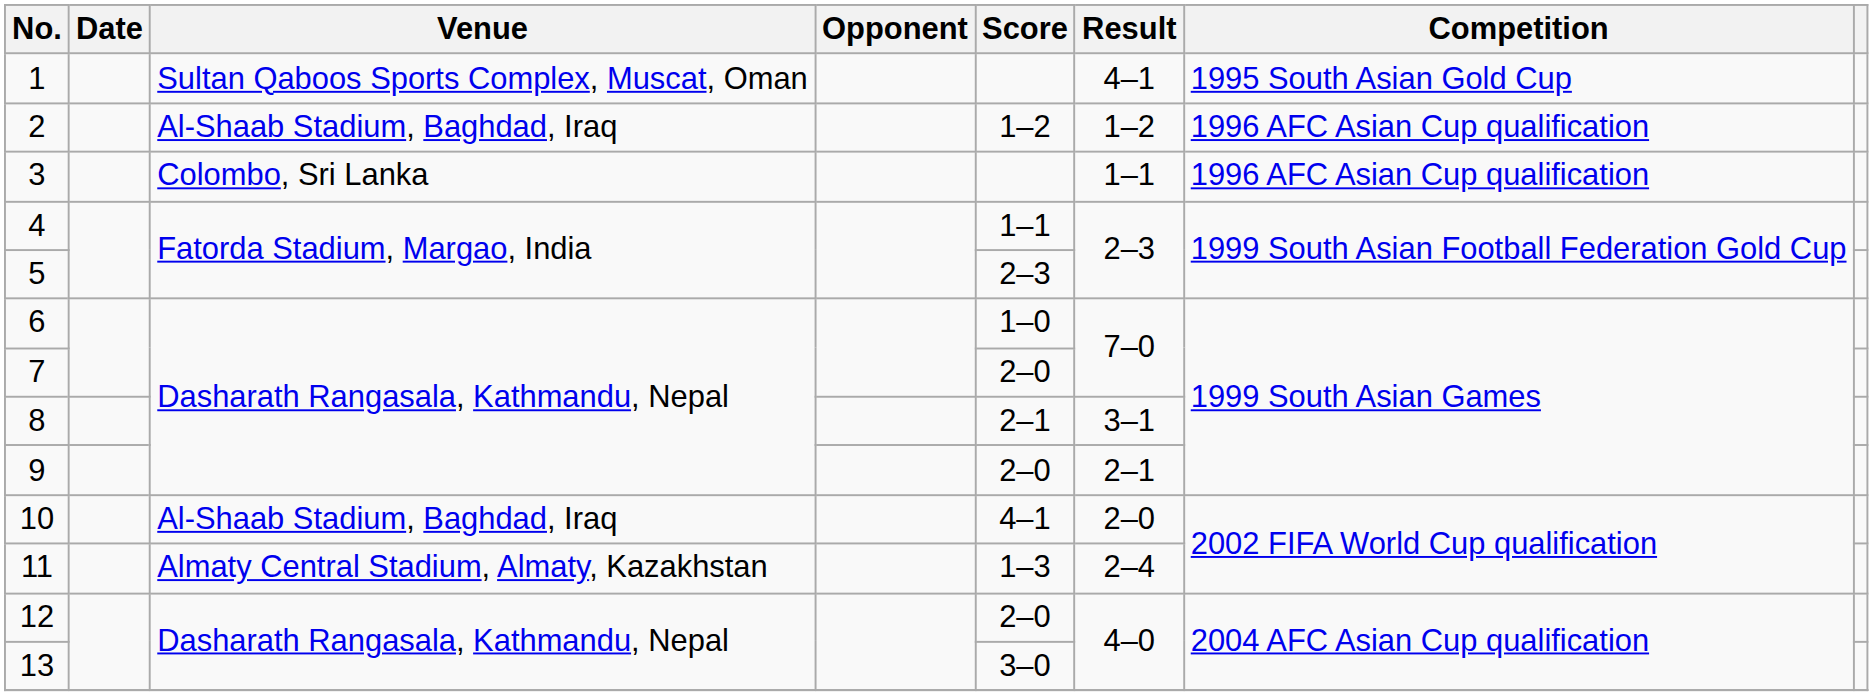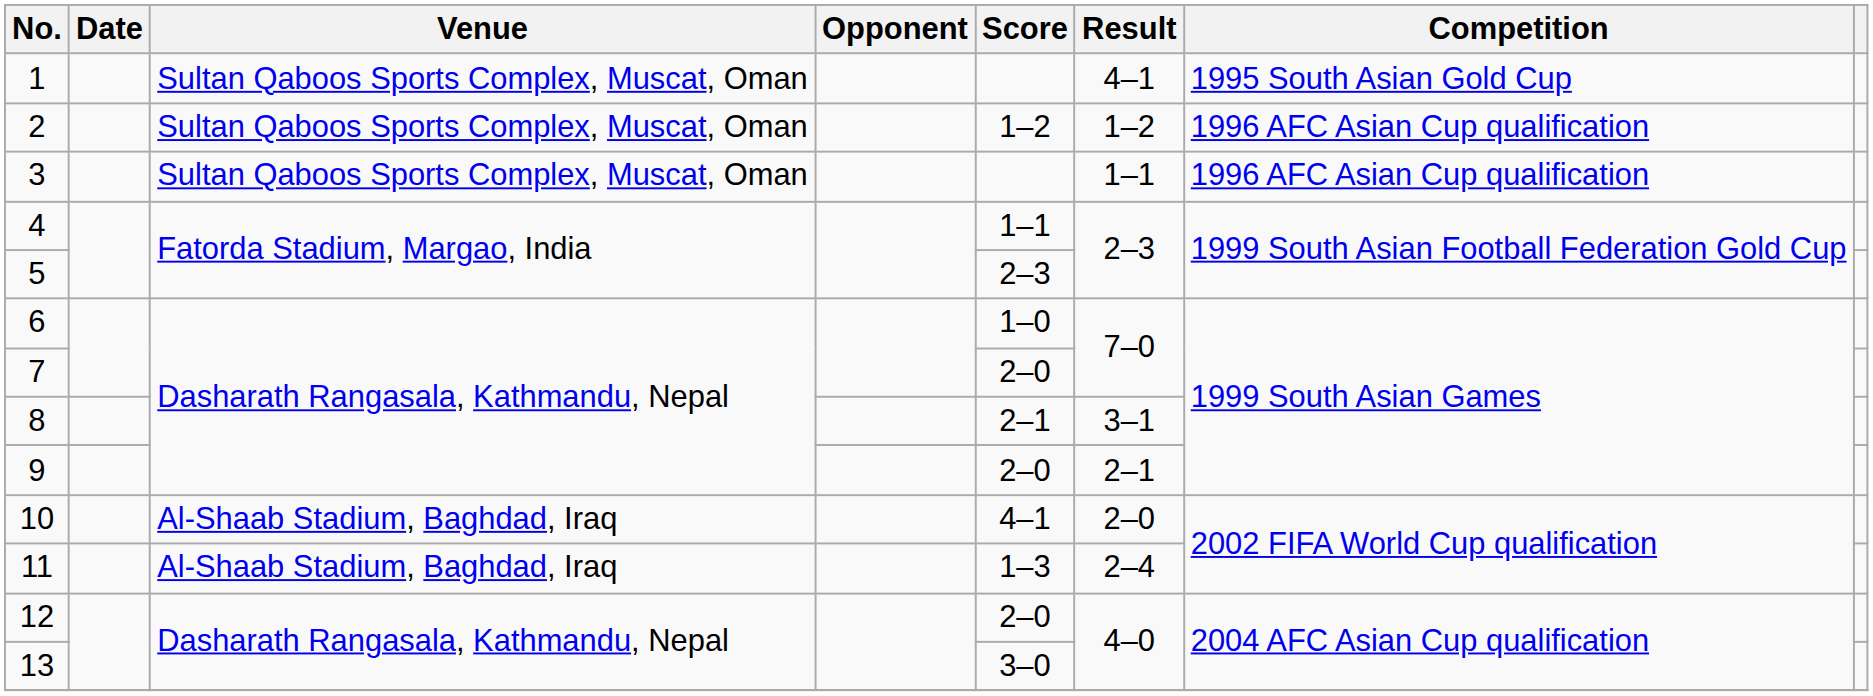(387, 126) Al-Shaab Stadium, Baghdad, Iraq -> (483, 126) Sultan Qaboos Sports Complex, Muscat, Oman
(293, 175) Colombo, Sri Lanka -> (483, 175) Sultan Qaboos Sports Complex, Muscat, Oman
(462, 567) Almaty Central Stadium, Almaty, Kazakhstan -> (387, 567) Al-Shaab Stadium, Baghdad, Iraq
